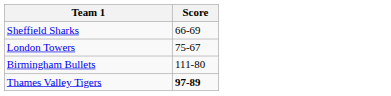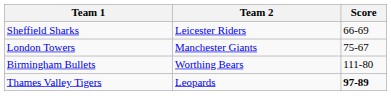+ column: (257, 13)
